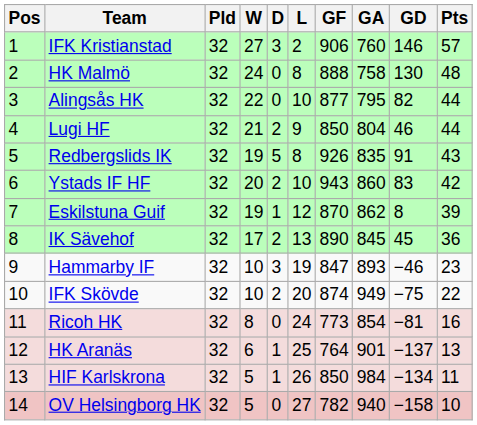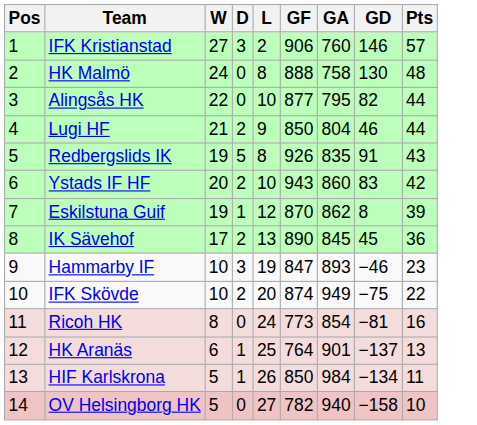- column: (222, 18)
